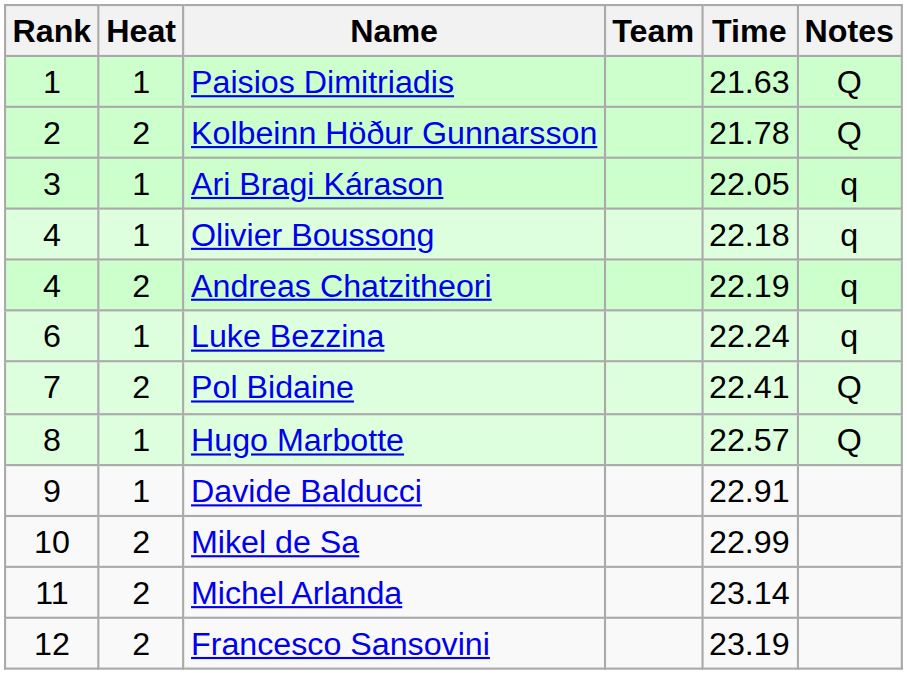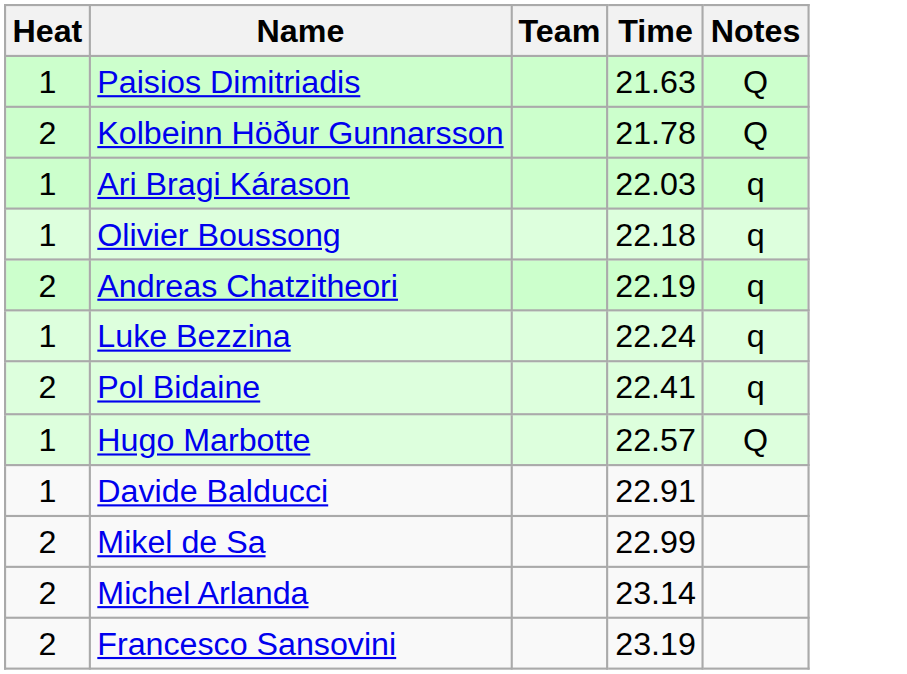- column: (52, 31)
(749, 184) 22.05 -> (656, 184) 22.03
(849, 388) Q -> (756, 388) q
